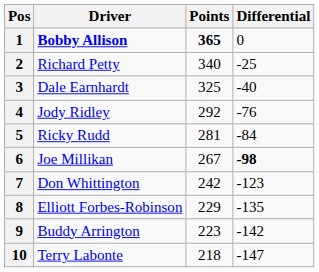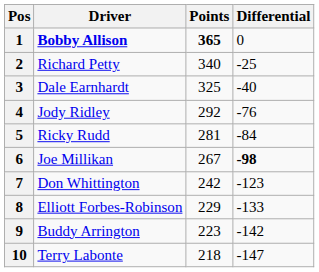(250, 207) -135 -> (250, 207) -133
